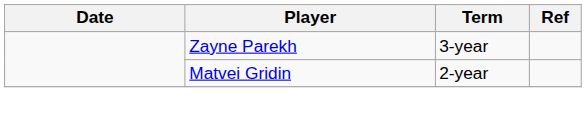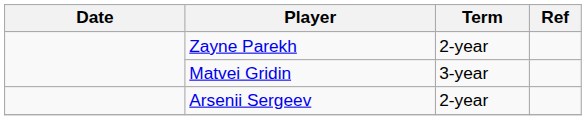(464, 45) 3-year -> (464, 45) 2-year
(464, 73) 2-year -> (464, 73) 3-year
+ row: (250, 100)
